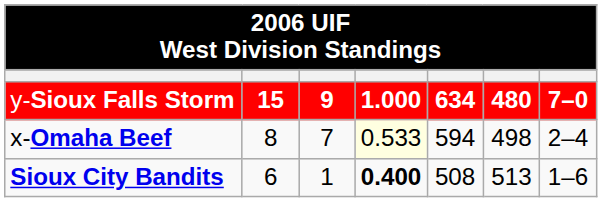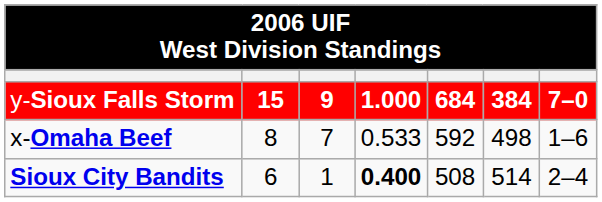(455, 100) 634 -> (455, 100) 684
(512, 100) 480 -> (512, 100) 384
(391, 138) lightyellow background -> (391, 138) no background
(455, 138) 594 -> (455, 138) 592
(568, 138) 2–4 -> (568, 138) 1–6
(512, 176) 513 -> (512, 176) 514
(568, 176) 1–6 -> (568, 176) 2–4
